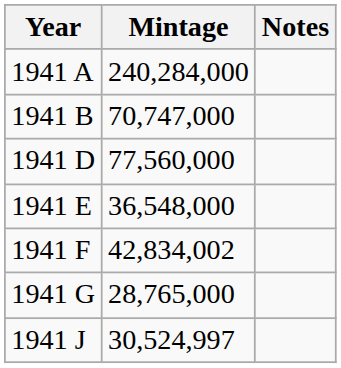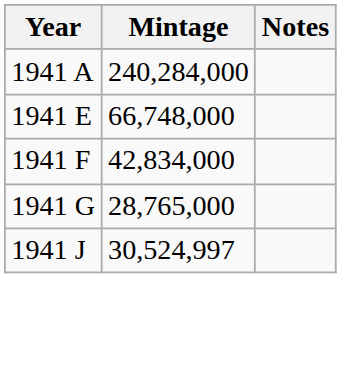- row: (52, 116)
- row: (53, 160)
(171, 205) 36,548,000 -> (171, 116) 66,748,000
(171, 250) 42,834,002 -> (171, 160) 42,834,000
